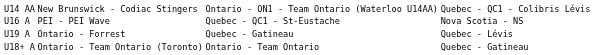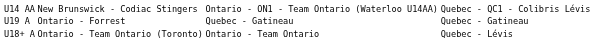- row: (17, 21)
(477, 34) Quebec - Lévis -> (485, 21) Quebec - Gatineau
(485, 47) Quebec - Gatineau -> (477, 34) Quebec - Lévis
